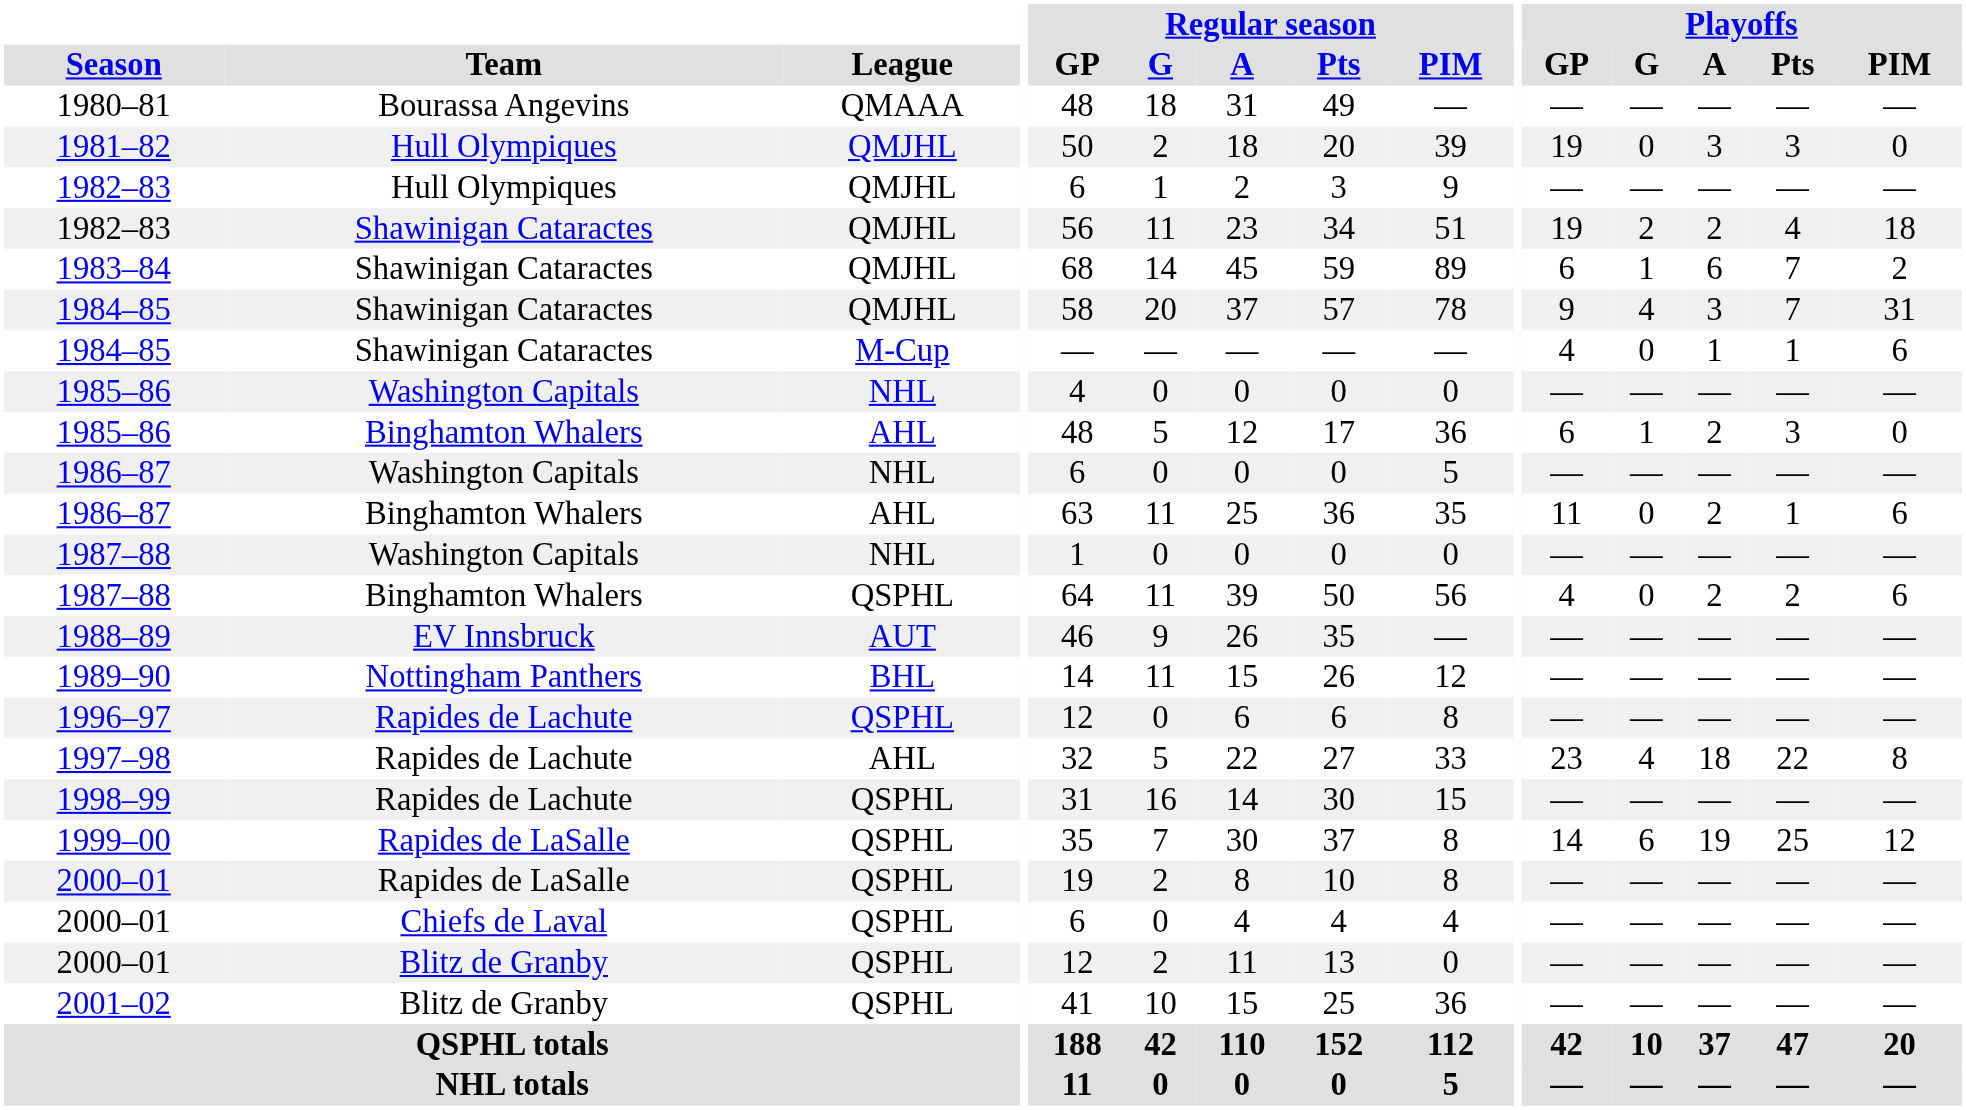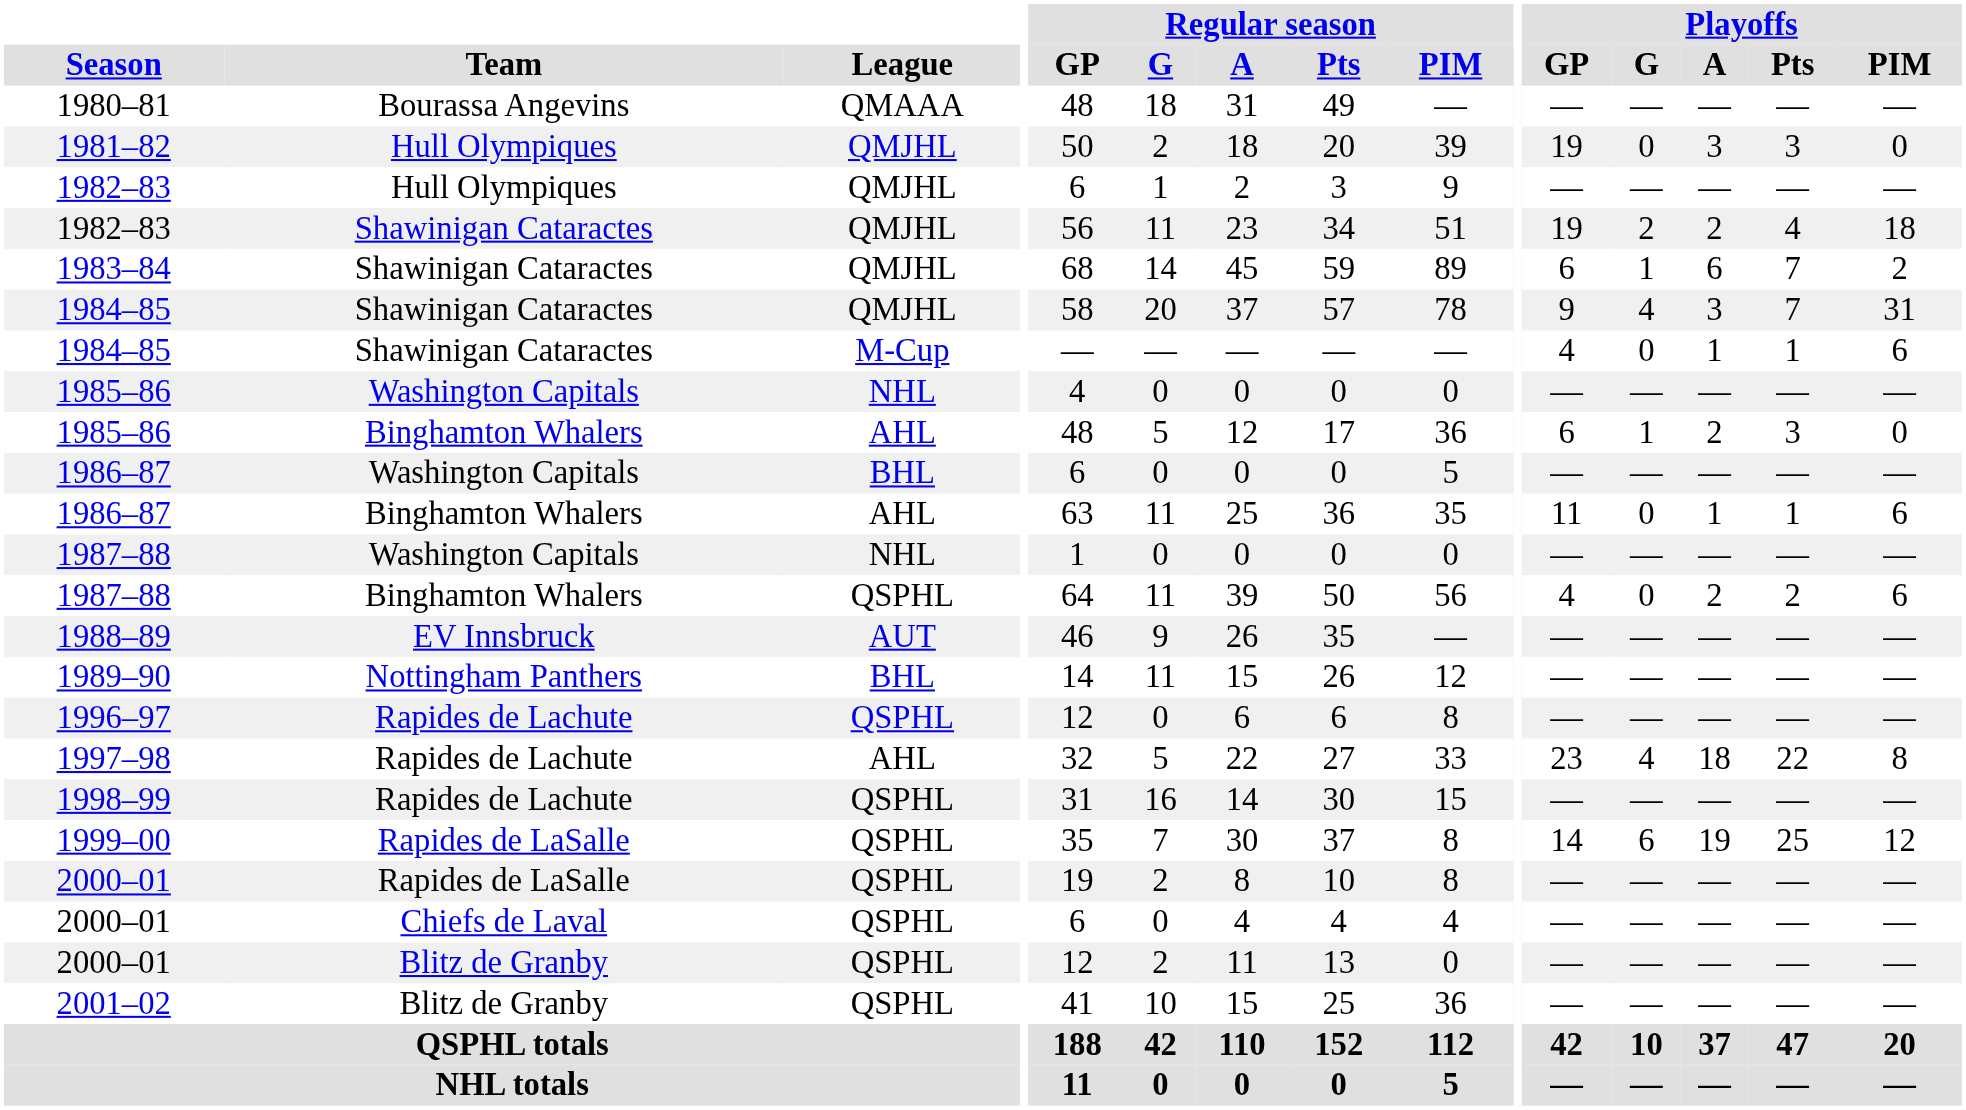(902, 472) NHL -> (902, 472) BHL
(1715, 513) 2 -> (1715, 513) 1
